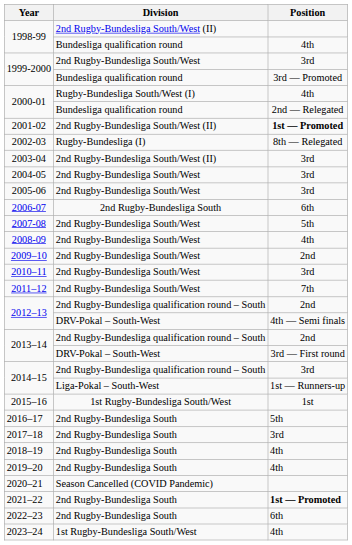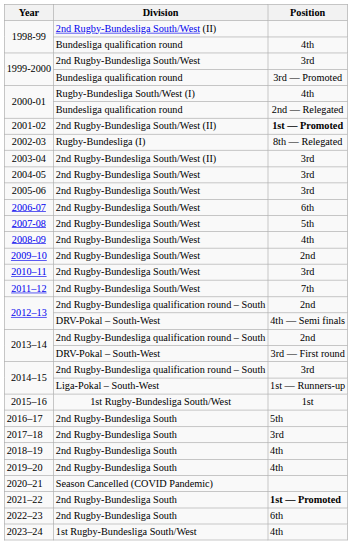(161, 207) 2nd Rugby-Bundesliga South -> (128, 207) 2nd Rugby-Bundesliga South/West
